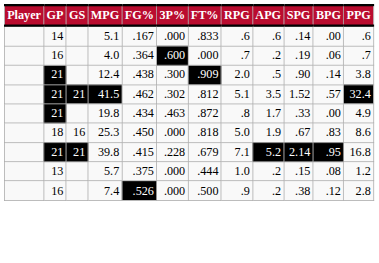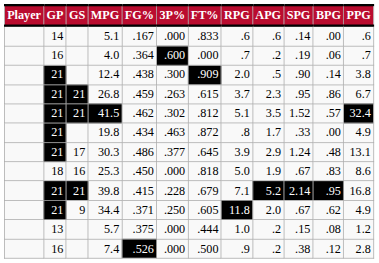+ row: (109, 94)
+ row: (109, 152)
+ row: (109, 210)
